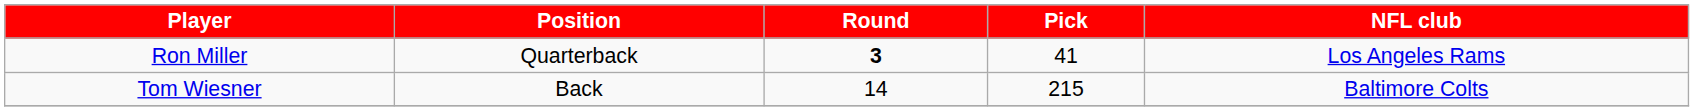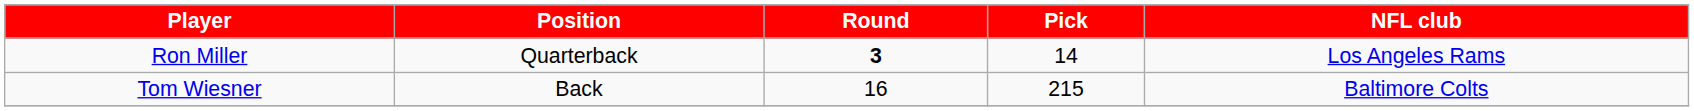(1066, 55) 41 -> (1066, 55) 14
(876, 88) 14 -> (876, 88) 16
